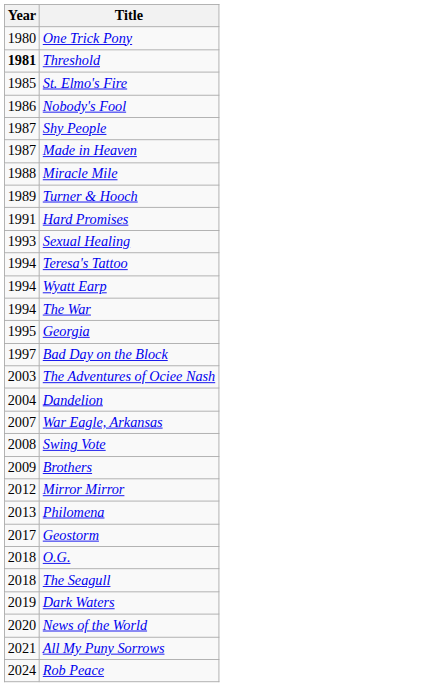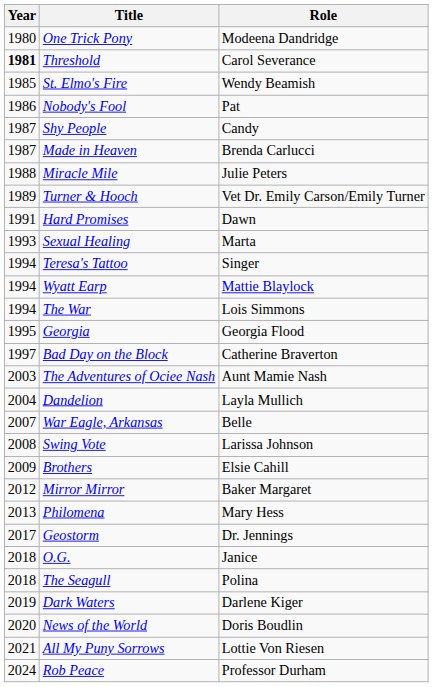+ column: (323, 15)
